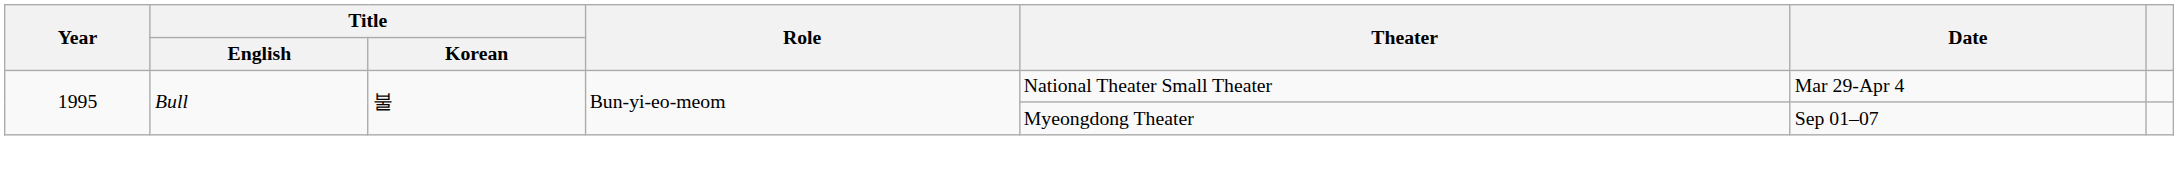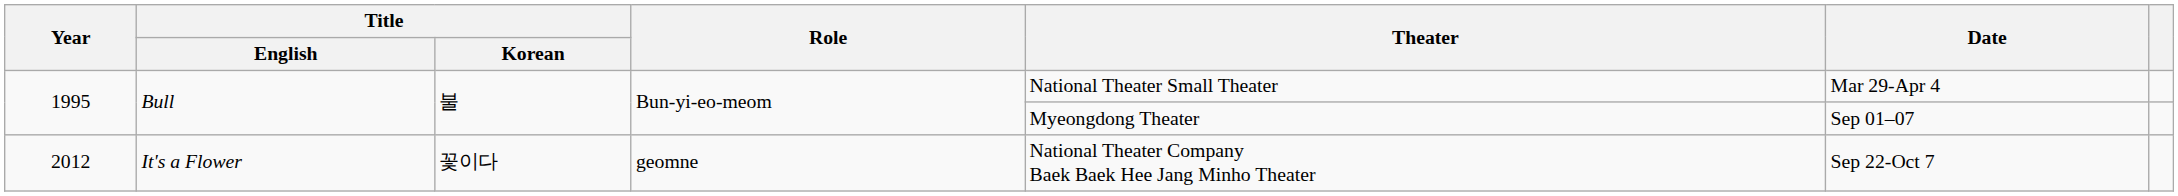+ row: (71, 162)
